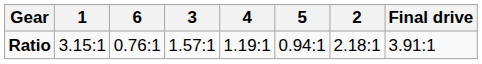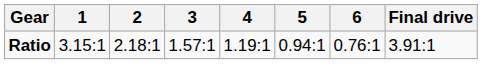columns swapped: (357, 17) <-> (137, 17)
